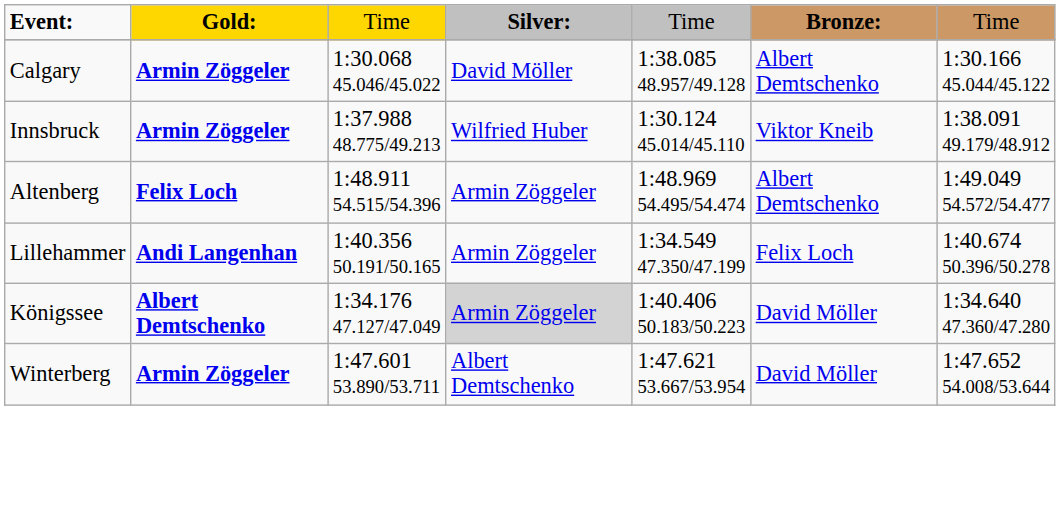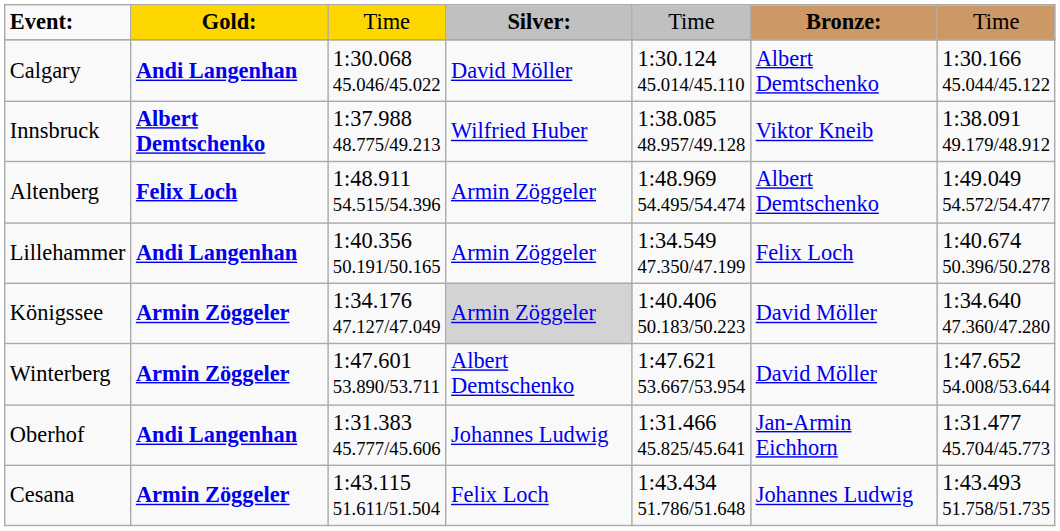(213, 70) Armin Zöggeler -> (217, 70) Andi Langenhan
(691, 70) 1:38.085 48.957/49.128 -> (691, 70) 1:30.124 45.014/45.110
(213, 131) Armin Zöggeler -> (201, 131) Albert Demtschenko
(691, 131) 1:30.124 45.014/45.110 -> (691, 131) 1:38.085 48.957/49.128
(201, 313) Albert Demtschenko -> (213, 313) Armin Zöggeler
+ row: (47, 434)
+ row: (42, 495)
